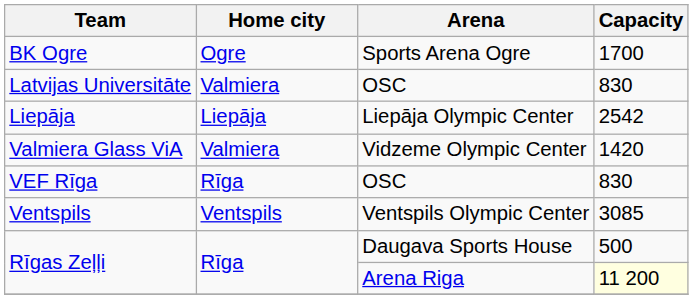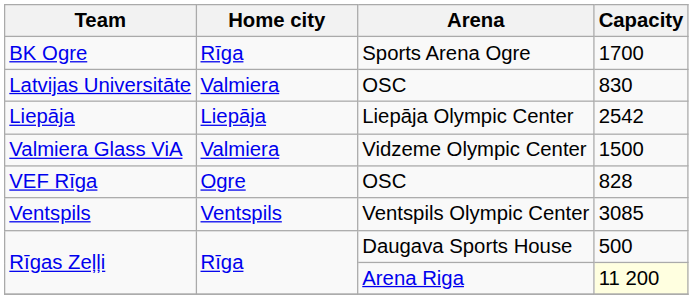(223, 52) Ogre -> (222, 52) Rīga
(621, 149) 1420 -> (621, 149) 1500
(222, 181) Rīga -> (223, 181) Ogre
(616, 181) 830 -> (616, 181) 828
